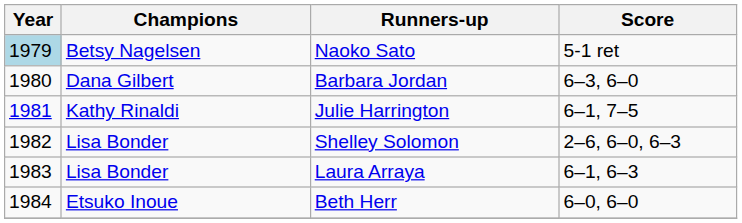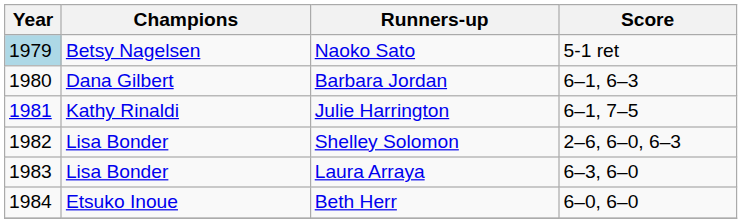(601, 80) 6–3, 6–0 -> (601, 80) 6–1, 6–3
(601, 171) 6–1, 6–3 -> (601, 171) 6–3, 6–0
